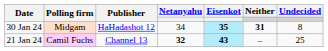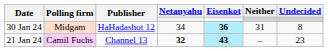(224, 28) 35 -> (224, 28) 36
(260, 28) bold -> (260, 28) normal
(300, 40) 25 -> (300, 40) 23
